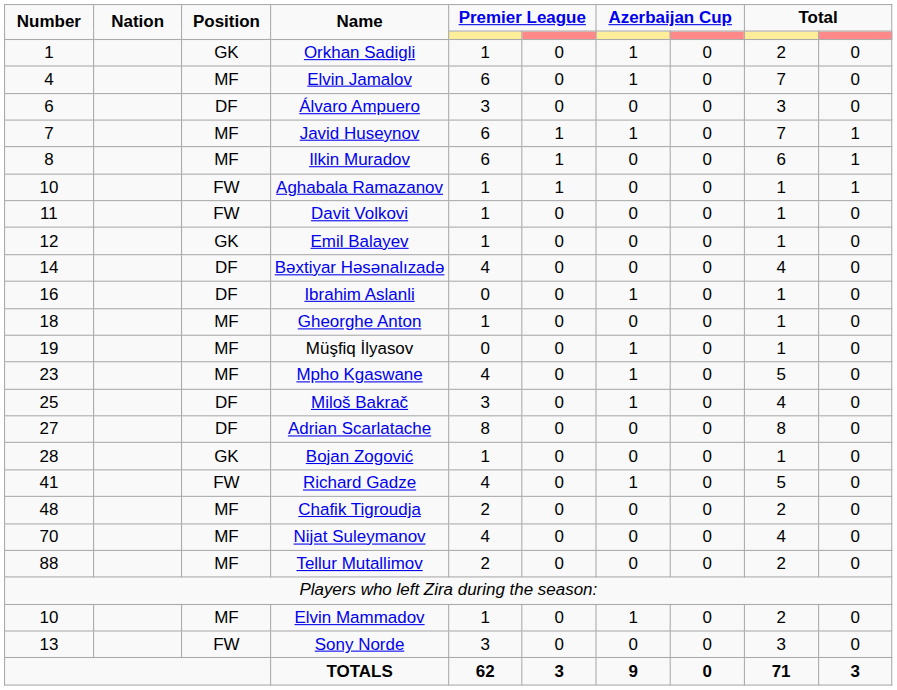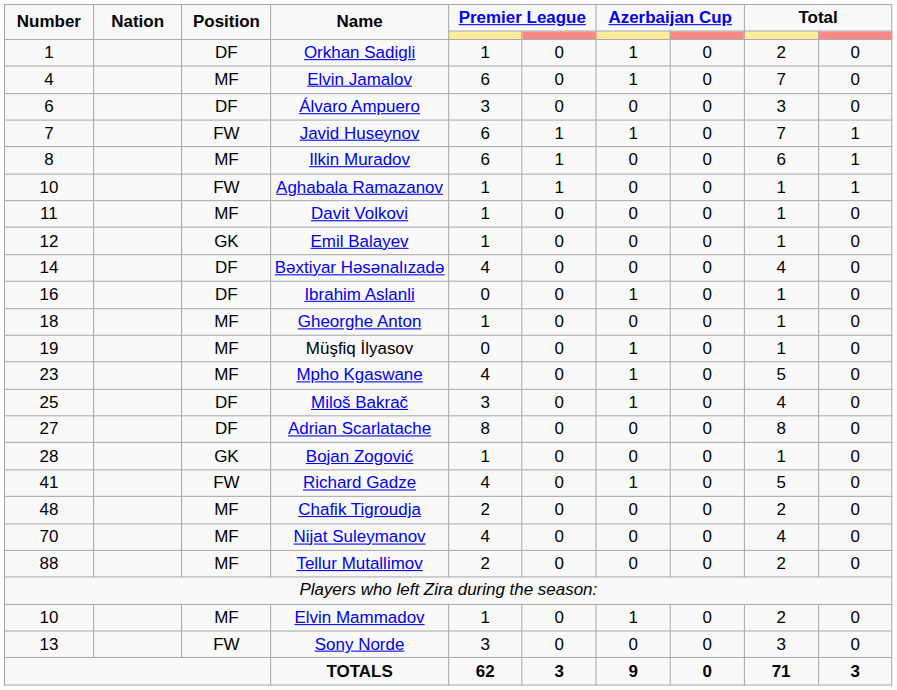(226, 52) GK -> (226, 52) DF
(226, 133) MF -> (226, 133) FW
(226, 214) FW -> (226, 214) MF
